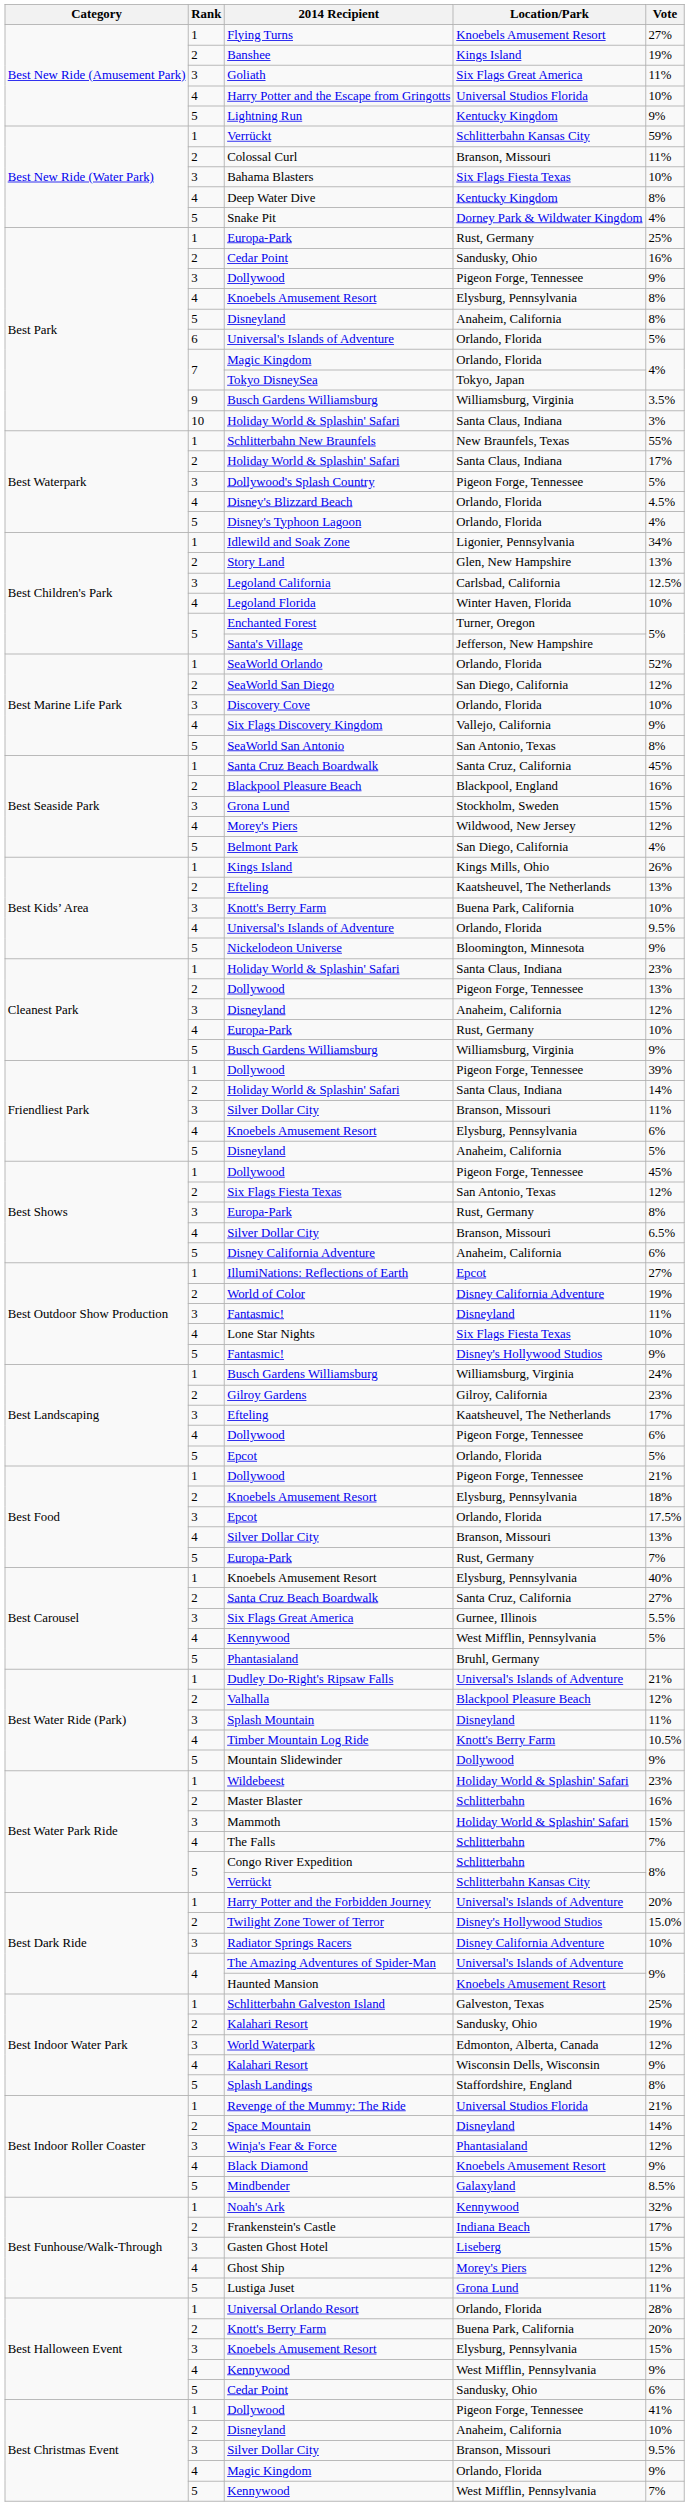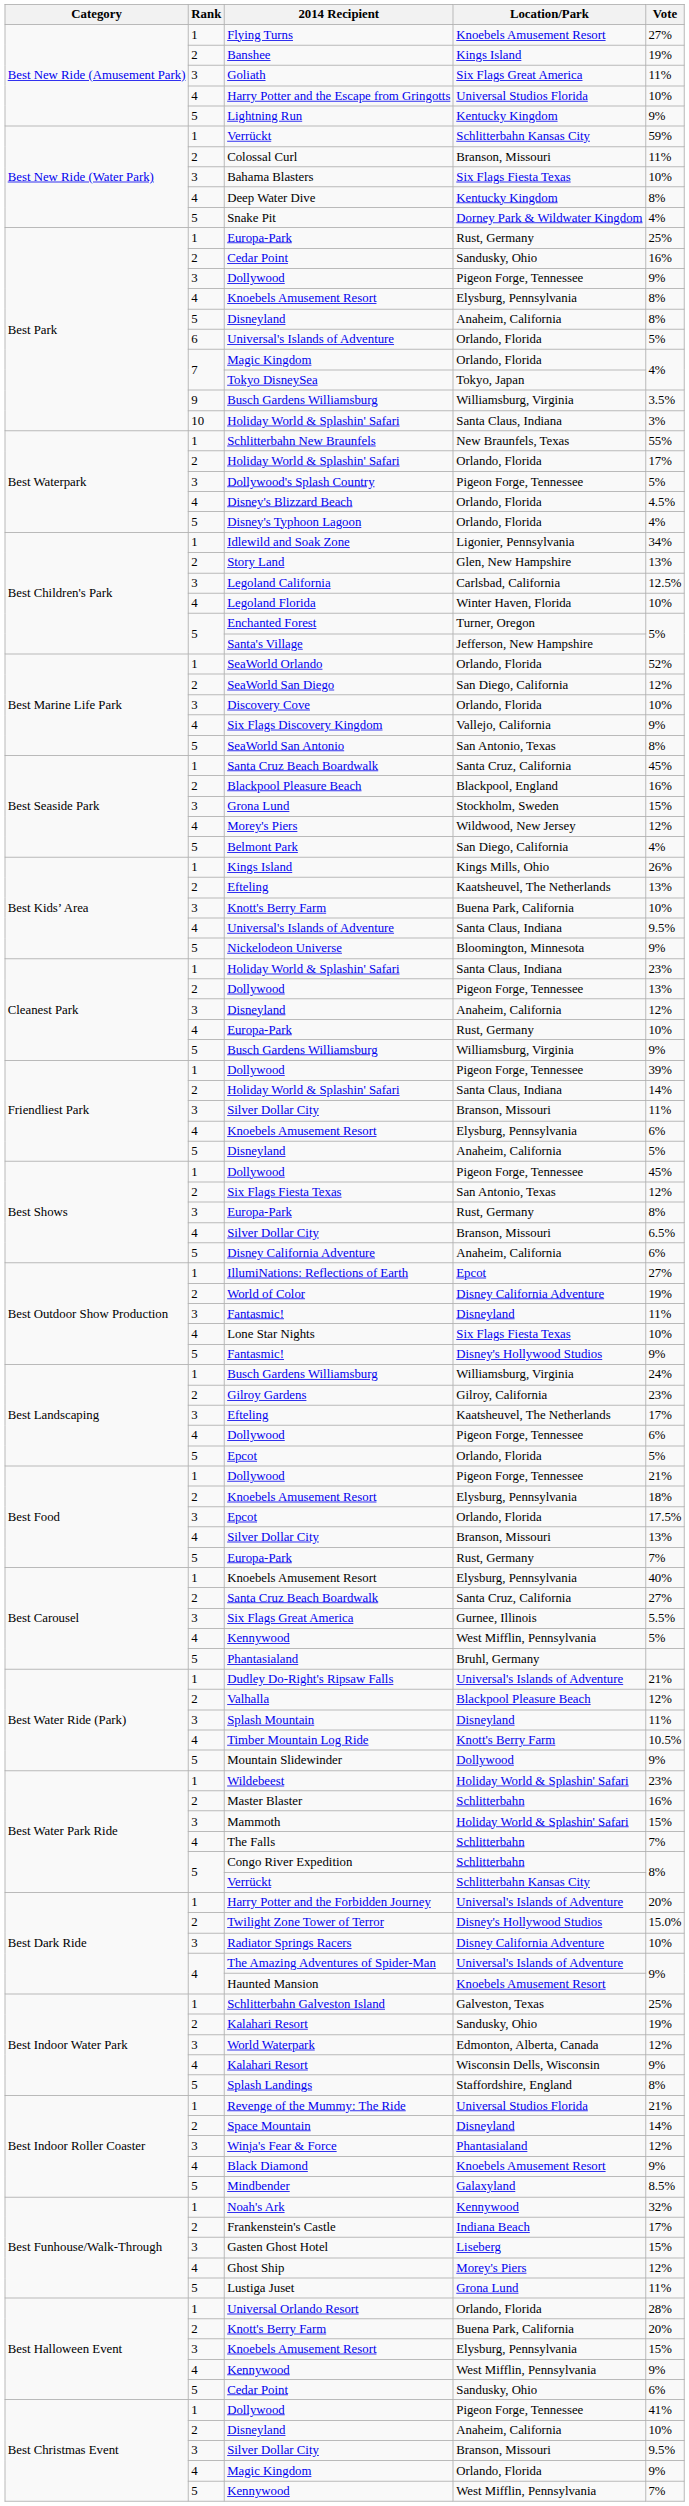(509, 461) Santa Claus, Indiana -> (499, 461) Orlando, Florida
(499, 928) Orlando, Florida -> (509, 928) Santa Claus, Indiana
